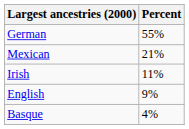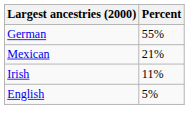(150, 94) 9% -> (150, 94) 5%
- row: (25, 114)
